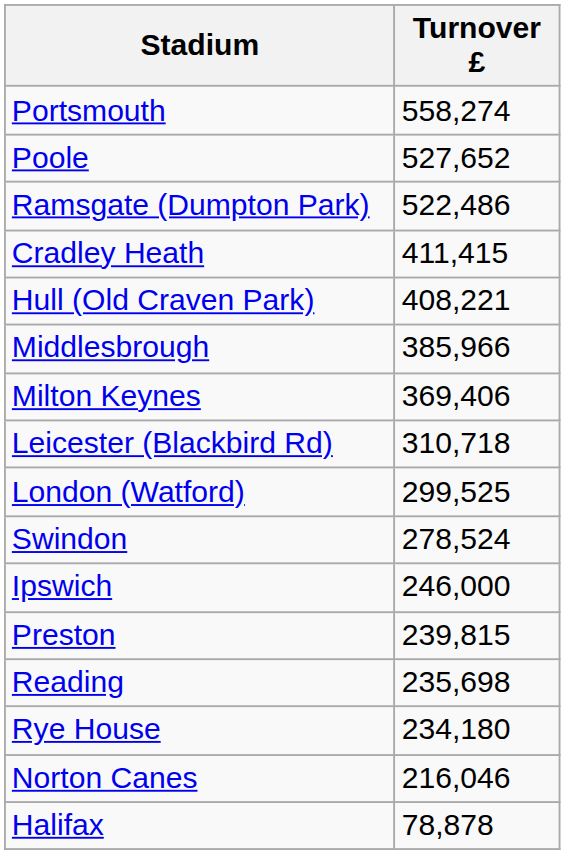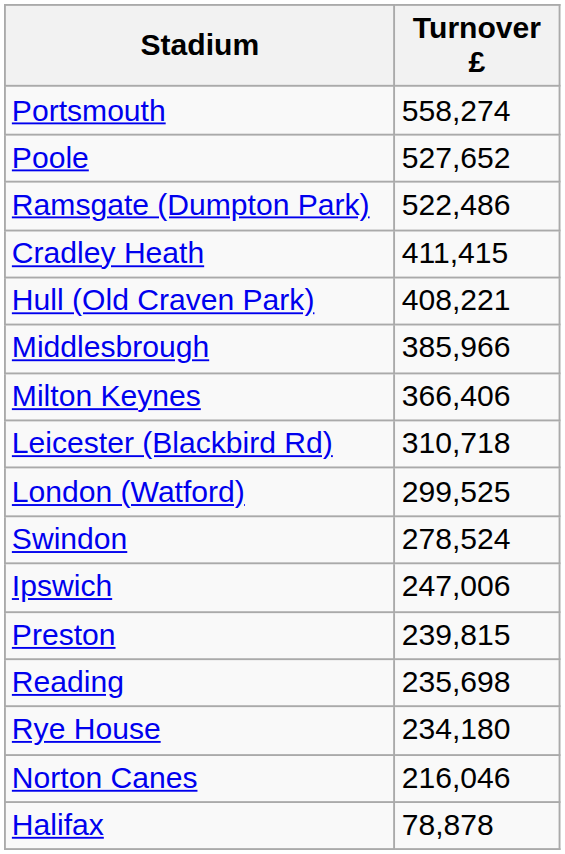(456, 396) 369,406 -> (456, 396) 366,406
(456, 586) 246,000 -> (456, 586) 247,006
